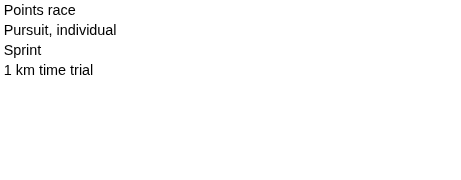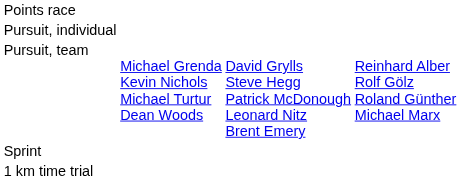+ row: (46, 50)
